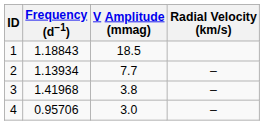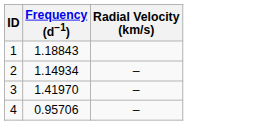- column: (129, 23)
(56, 71) 1.13934 -> (56, 71) 1.14934
(56, 91) 1.41968 -> (56, 91) 1.41970
